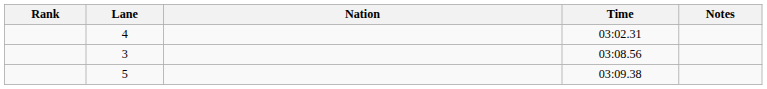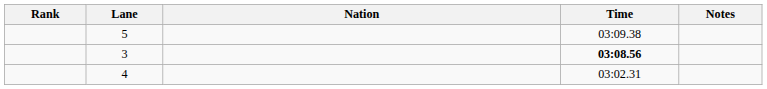rows swapped: (125, 34) <-> (125, 74)
(620, 54) normal -> (620, 54) bold
